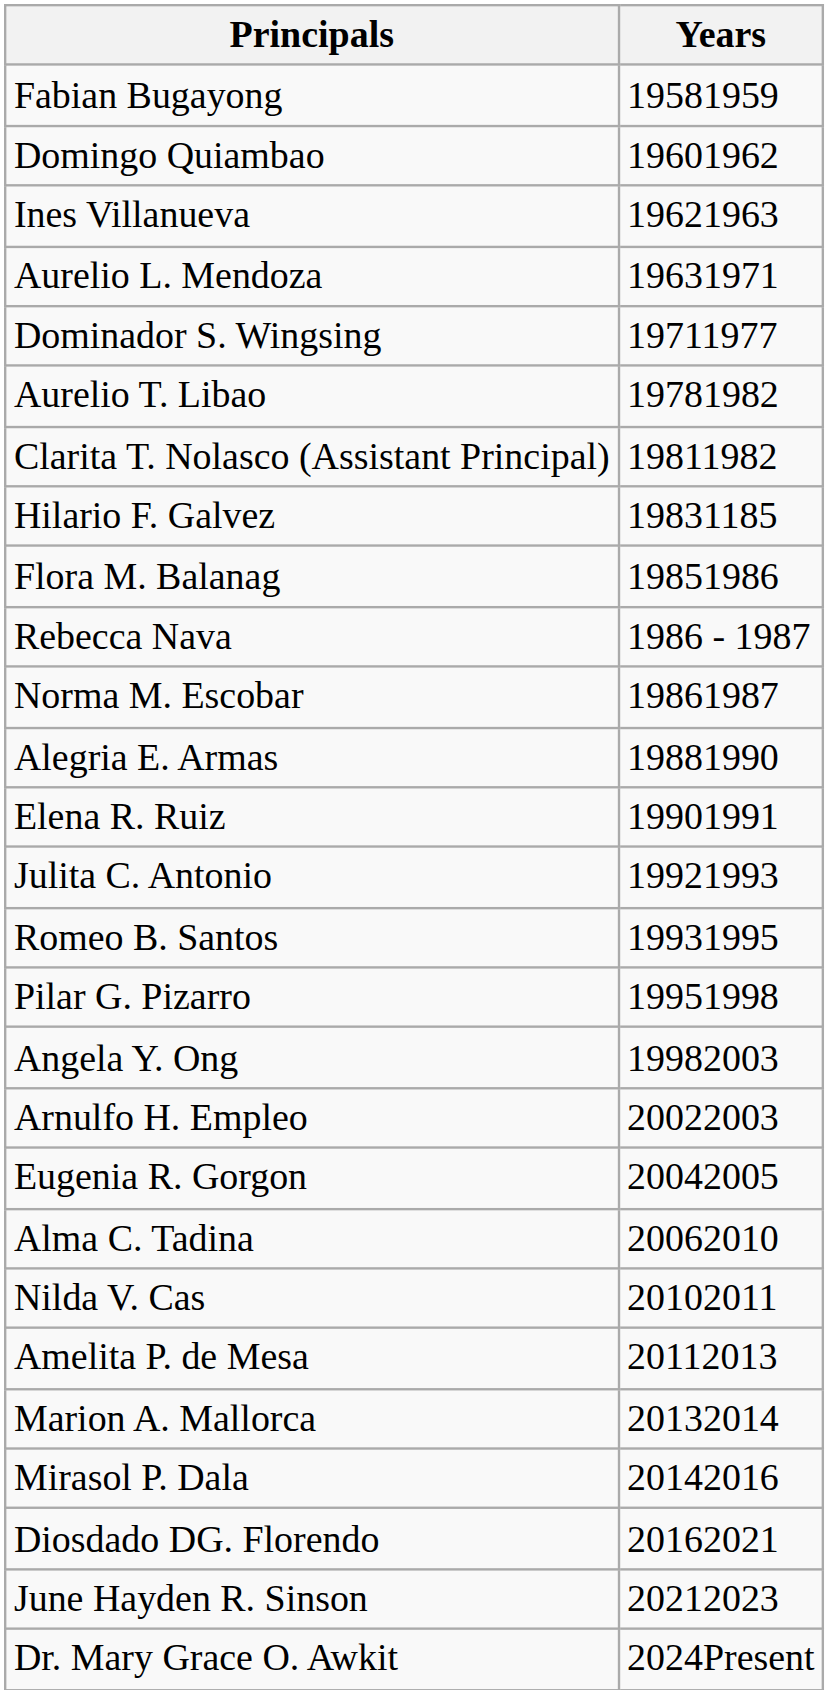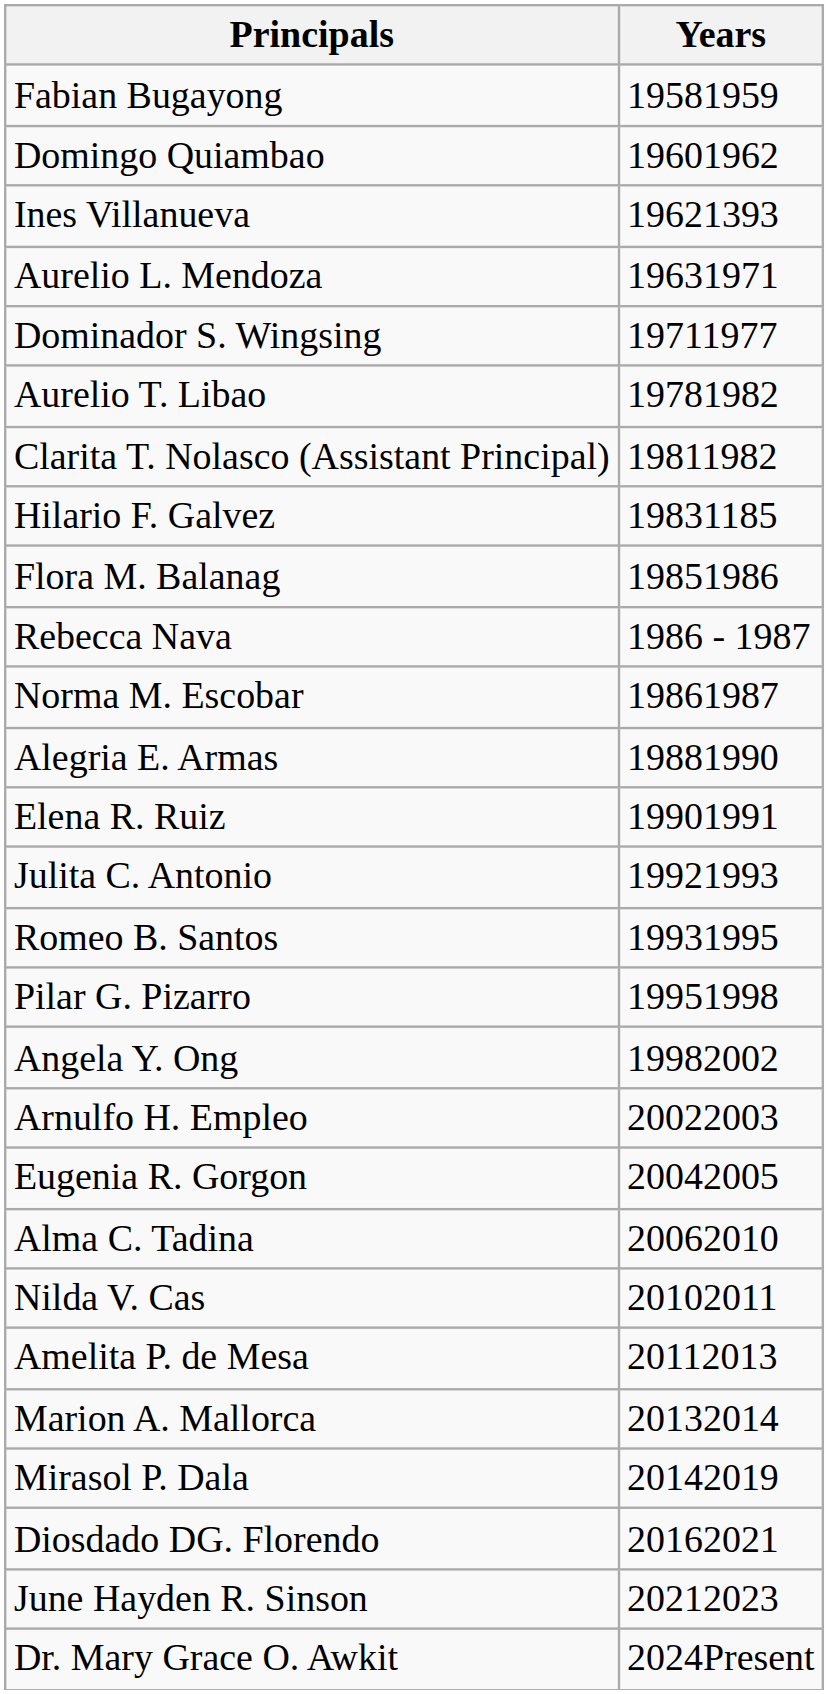(703, 214) 19621963 -> (703, 214) 19621393
(703, 1056) 19982003 -> (703, 1056) 19982002
(703, 1477) 20142016 -> (703, 1477) 20142019
